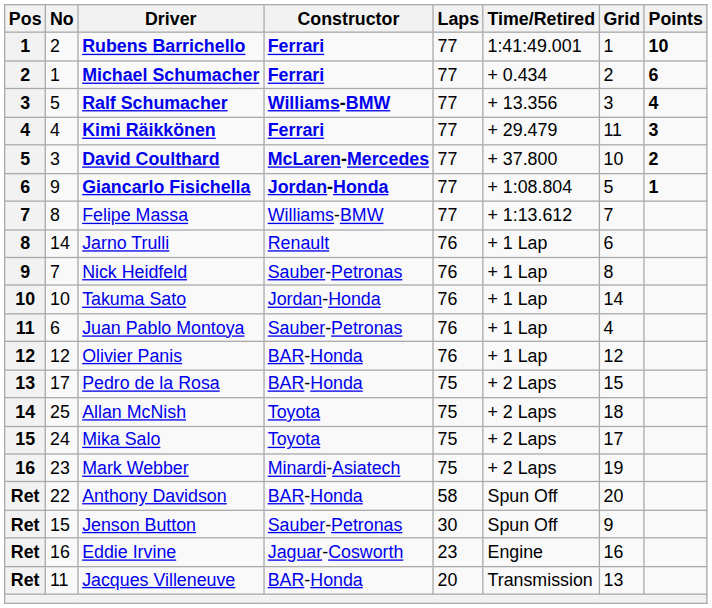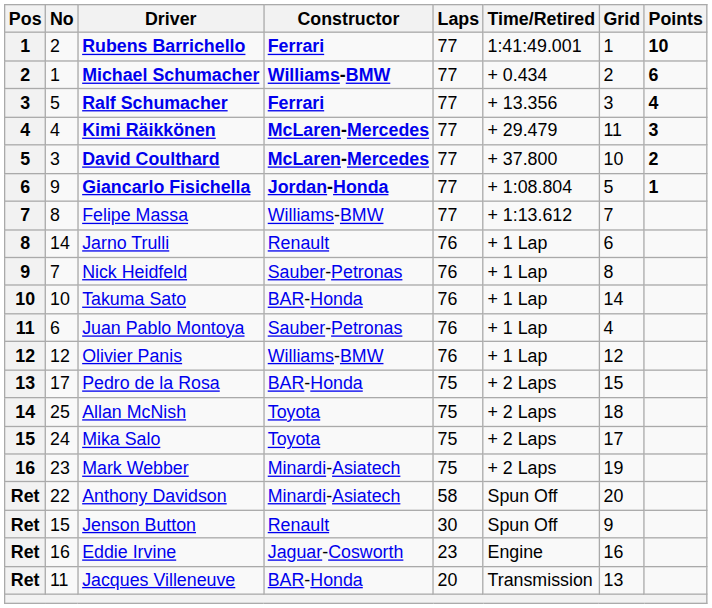(296, 74) Ferrari -> (329, 74) Williams-BMW
(329, 103) Williams-BMW -> (296, 103) Ferrari
(296, 131) Ferrari -> (348, 131) McLaren-Mercedes
(324, 299) Jordan-Honda -> (315, 299) BAR-Honda
(315, 355) BAR-Honda -> (326, 355) Williams-BMW
(315, 496) BAR-Honda -> (334, 496) Minardi-Asiatech
(335, 524) Sauber-Petronas -> (298, 524) Renault
